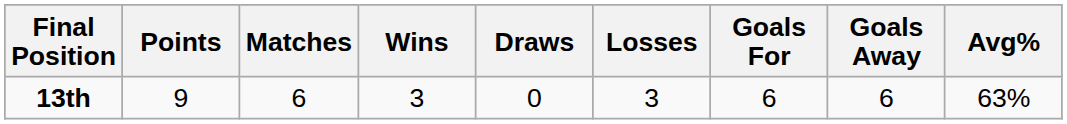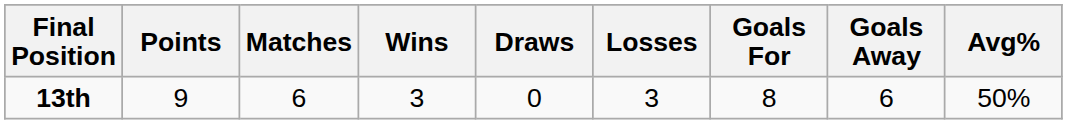(769, 98) 6 -> (769, 98) 8
(1004, 98) 63% -> (1004, 98) 50%
